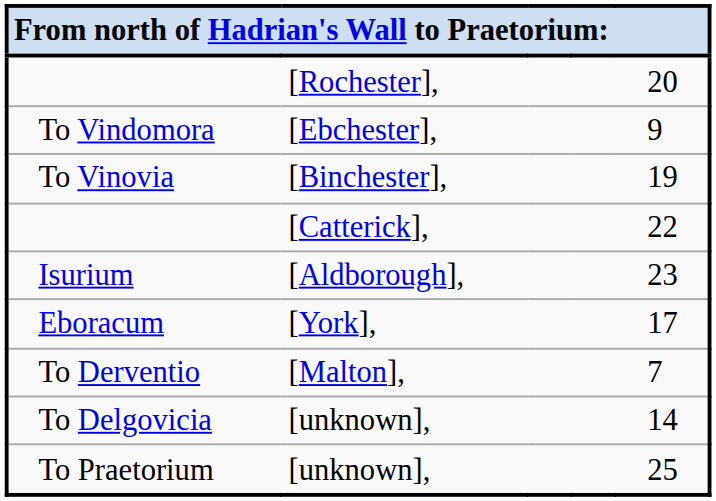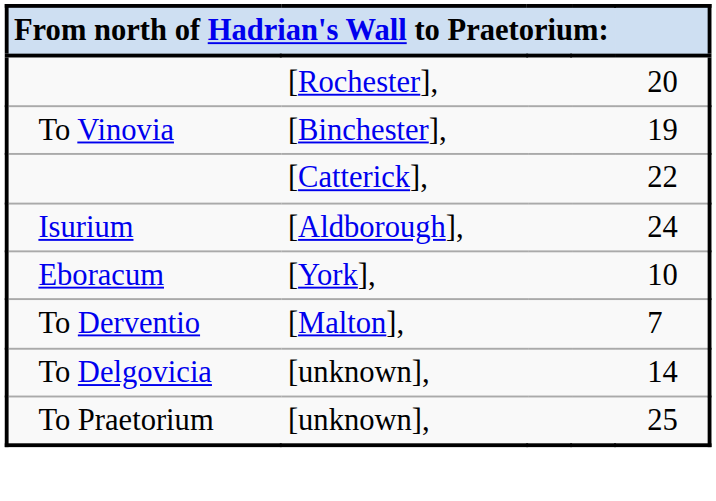- row: (127, 129)
(663, 274) 23 -> (663, 226) 24
(663, 323) 17 -> (663, 274) 10
